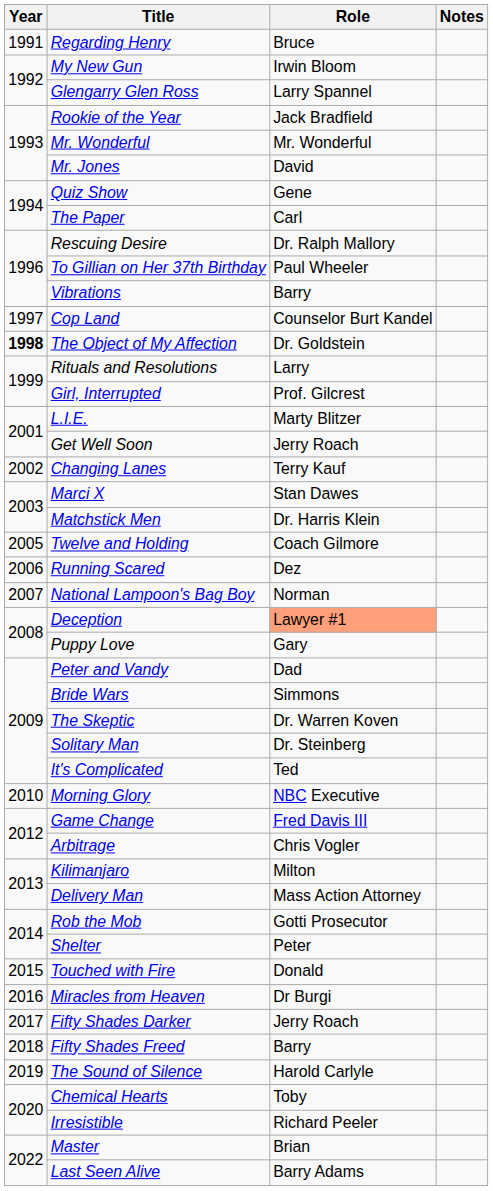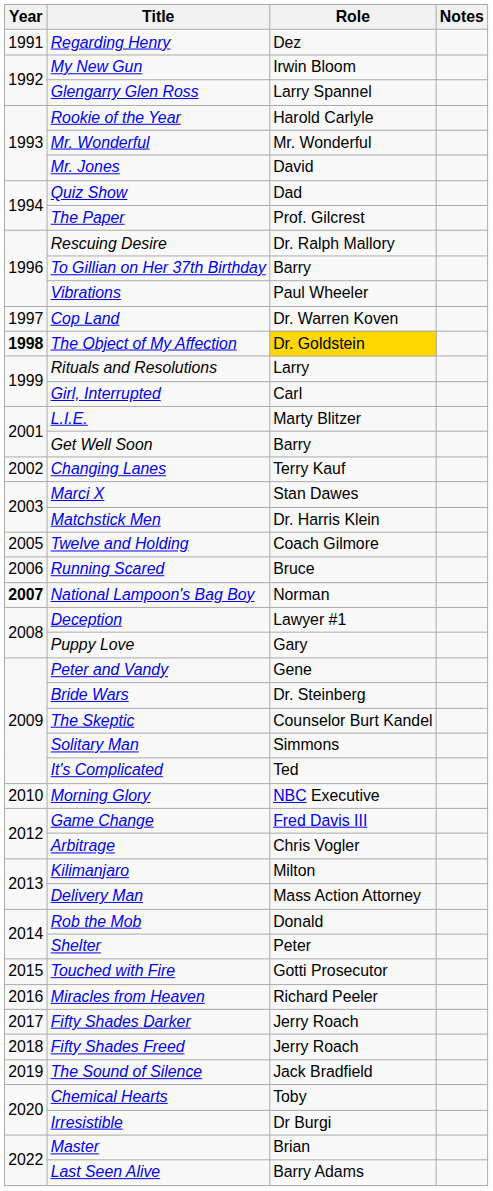(294, 42) Bruce -> (287, 42) Dez
(323, 117) Jack Bradfield -> (323, 117) Harold Carlyle
(292, 192) Gene -> (288, 192) Dad
(288, 218) Carl -> (319, 218) Prof. Gilcrest
(321, 268) Paul Wheeler -> (292, 268) Barry
(292, 293) Barry -> (321, 293) Paul Wheeler
(353, 318) Counselor Burt Kandel -> (336, 318) Dr. Warren Koven
(319, 343) no background -> (319, 343) gold background
(319, 393) Prof. Gilcrest -> (288, 393) Carl
(316, 444) Jerry Roach -> (292, 444) Barry
(287, 569) Dez -> (294, 569) Bruce
(26, 594) normal -> (26, 594) bold
(310, 619) lightsalmon background -> (310, 619) no background
(288, 670) Dad -> (292, 670) Gene
(306, 695) Simmons -> (319, 695) Dr. Steinberg
(336, 720) Dr. Warren Koven -> (353, 720) Counselor Burt Kandel
(319, 745) Dr. Steinberg -> (306, 745) Simmons
(330, 921) Gotti Prosecutor -> (298, 921) Donald
(298, 971) Donald -> (330, 971) Gotti Prosecutor
(302, 996) Dr Burgi -> (326, 996) Richard Peeler
(292, 1047) Barry -> (316, 1047) Jerry Roach
(323, 1072) Harold Carlyle -> (323, 1072) Jack Bradfield
(326, 1122) Richard Peeler -> (302, 1122) Dr Burgi
